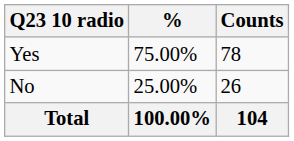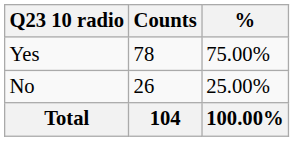columns swapped: (252, 20) <-> (172, 20)
